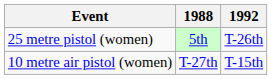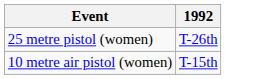- column: (198, 16)
